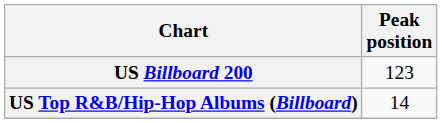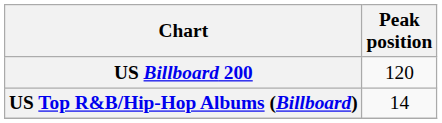(399, 72) 123 -> (399, 72) 120
